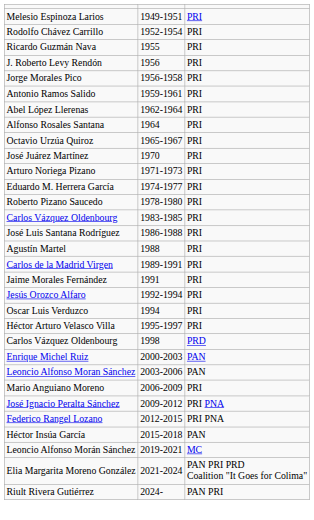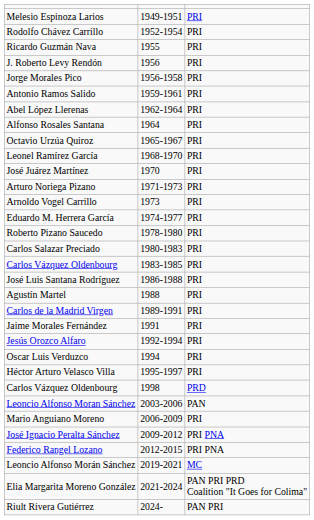+ row: (52, 156)
+ row: (52, 202)
+ row: (53, 248)
- row: (47, 357)
- row: (46, 434)
